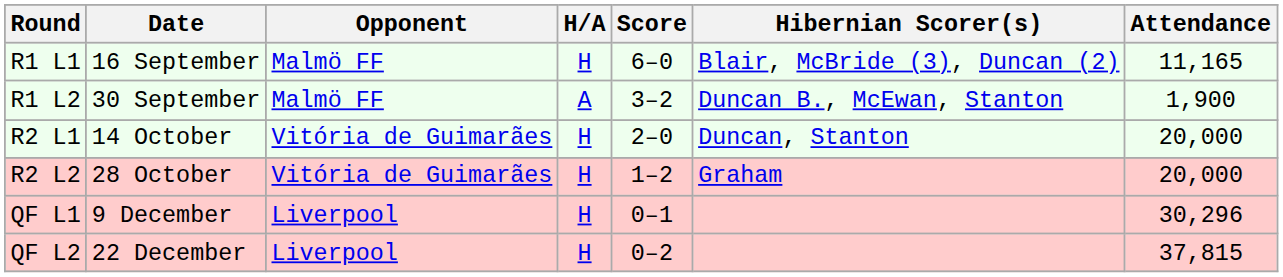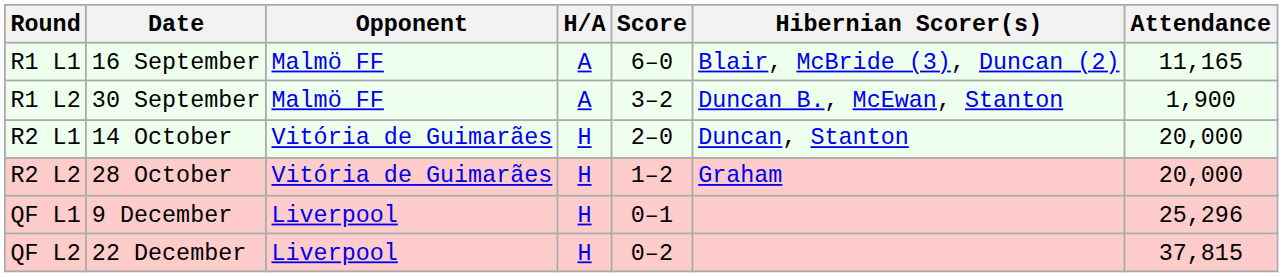(585, 62) H -> (585, 62) A
(1201, 215) 30,296 -> (1201, 215) 25,296
